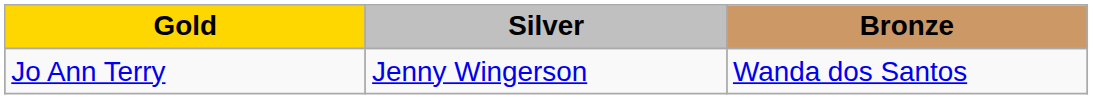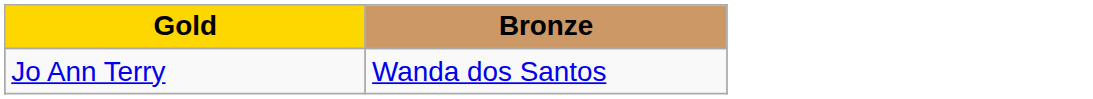- column: (546, 26)
